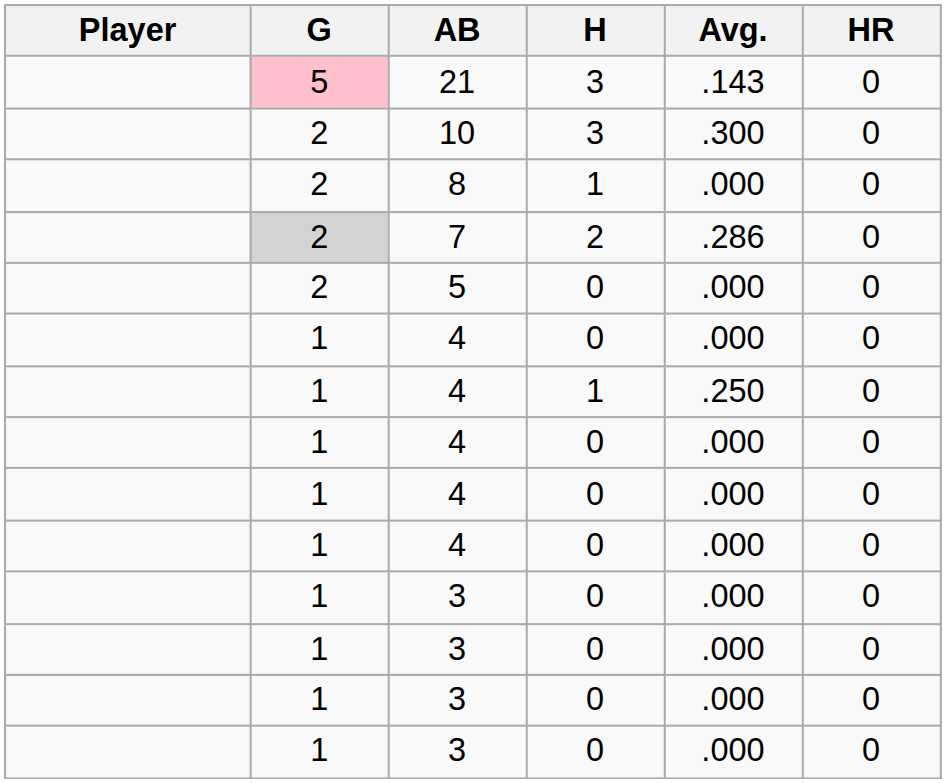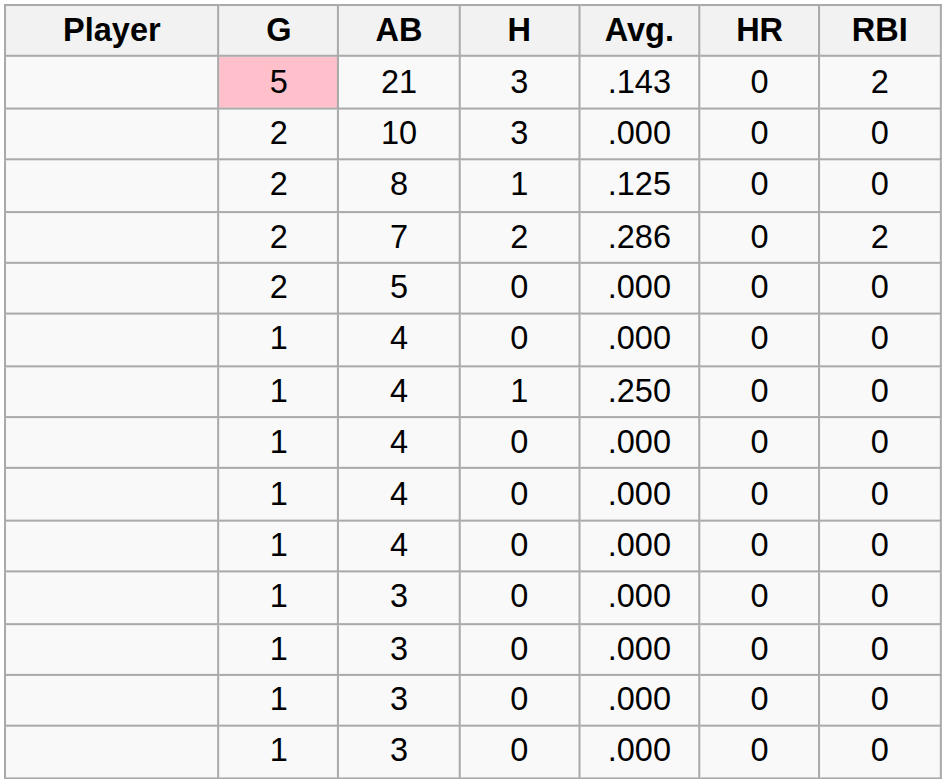+ column: (880, 30)
(733, 133) .300 -> (639, 133) .000
(733, 184) .000 -> (639, 184) .125
(319, 236) lightgrey background -> (279, 236) no background
